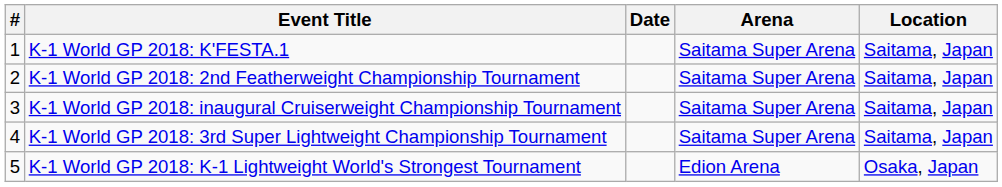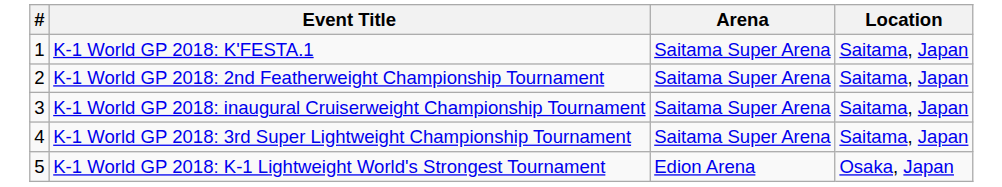- column: (650, 20)
